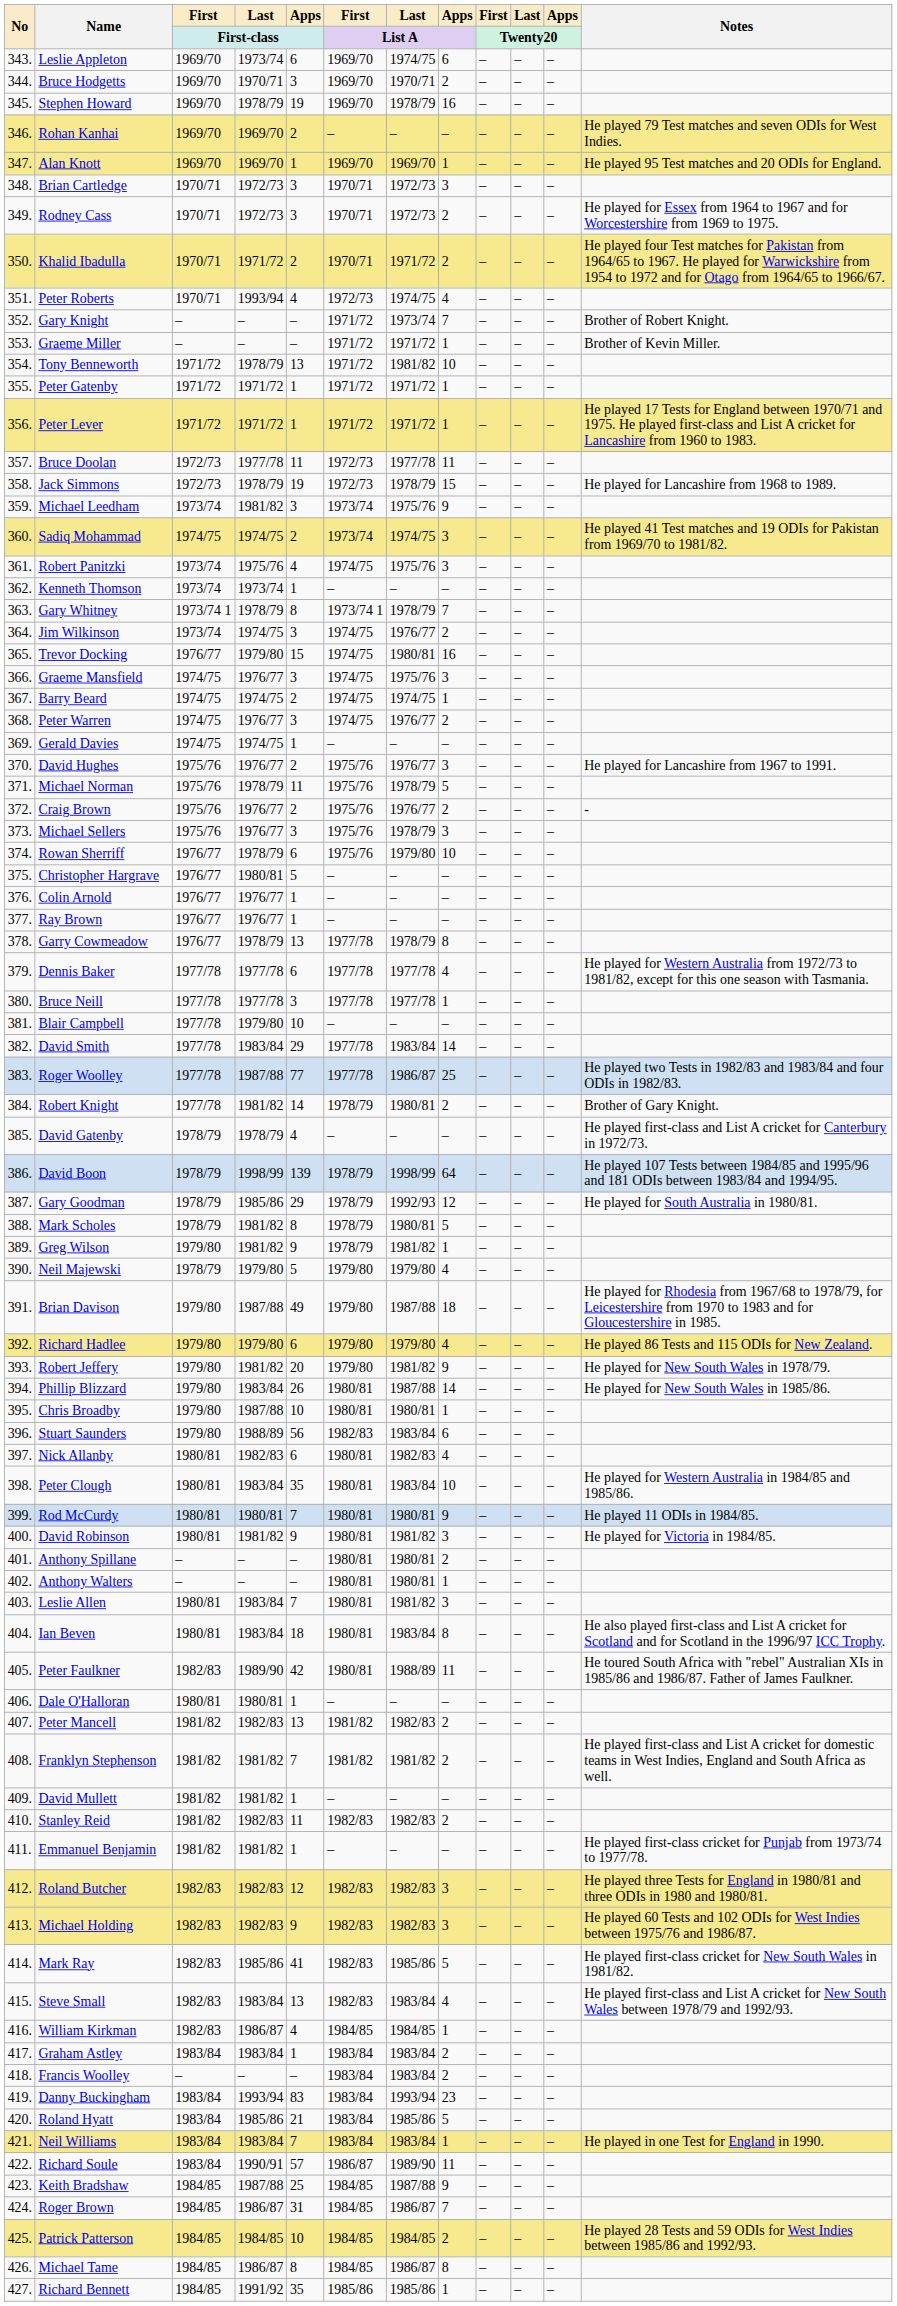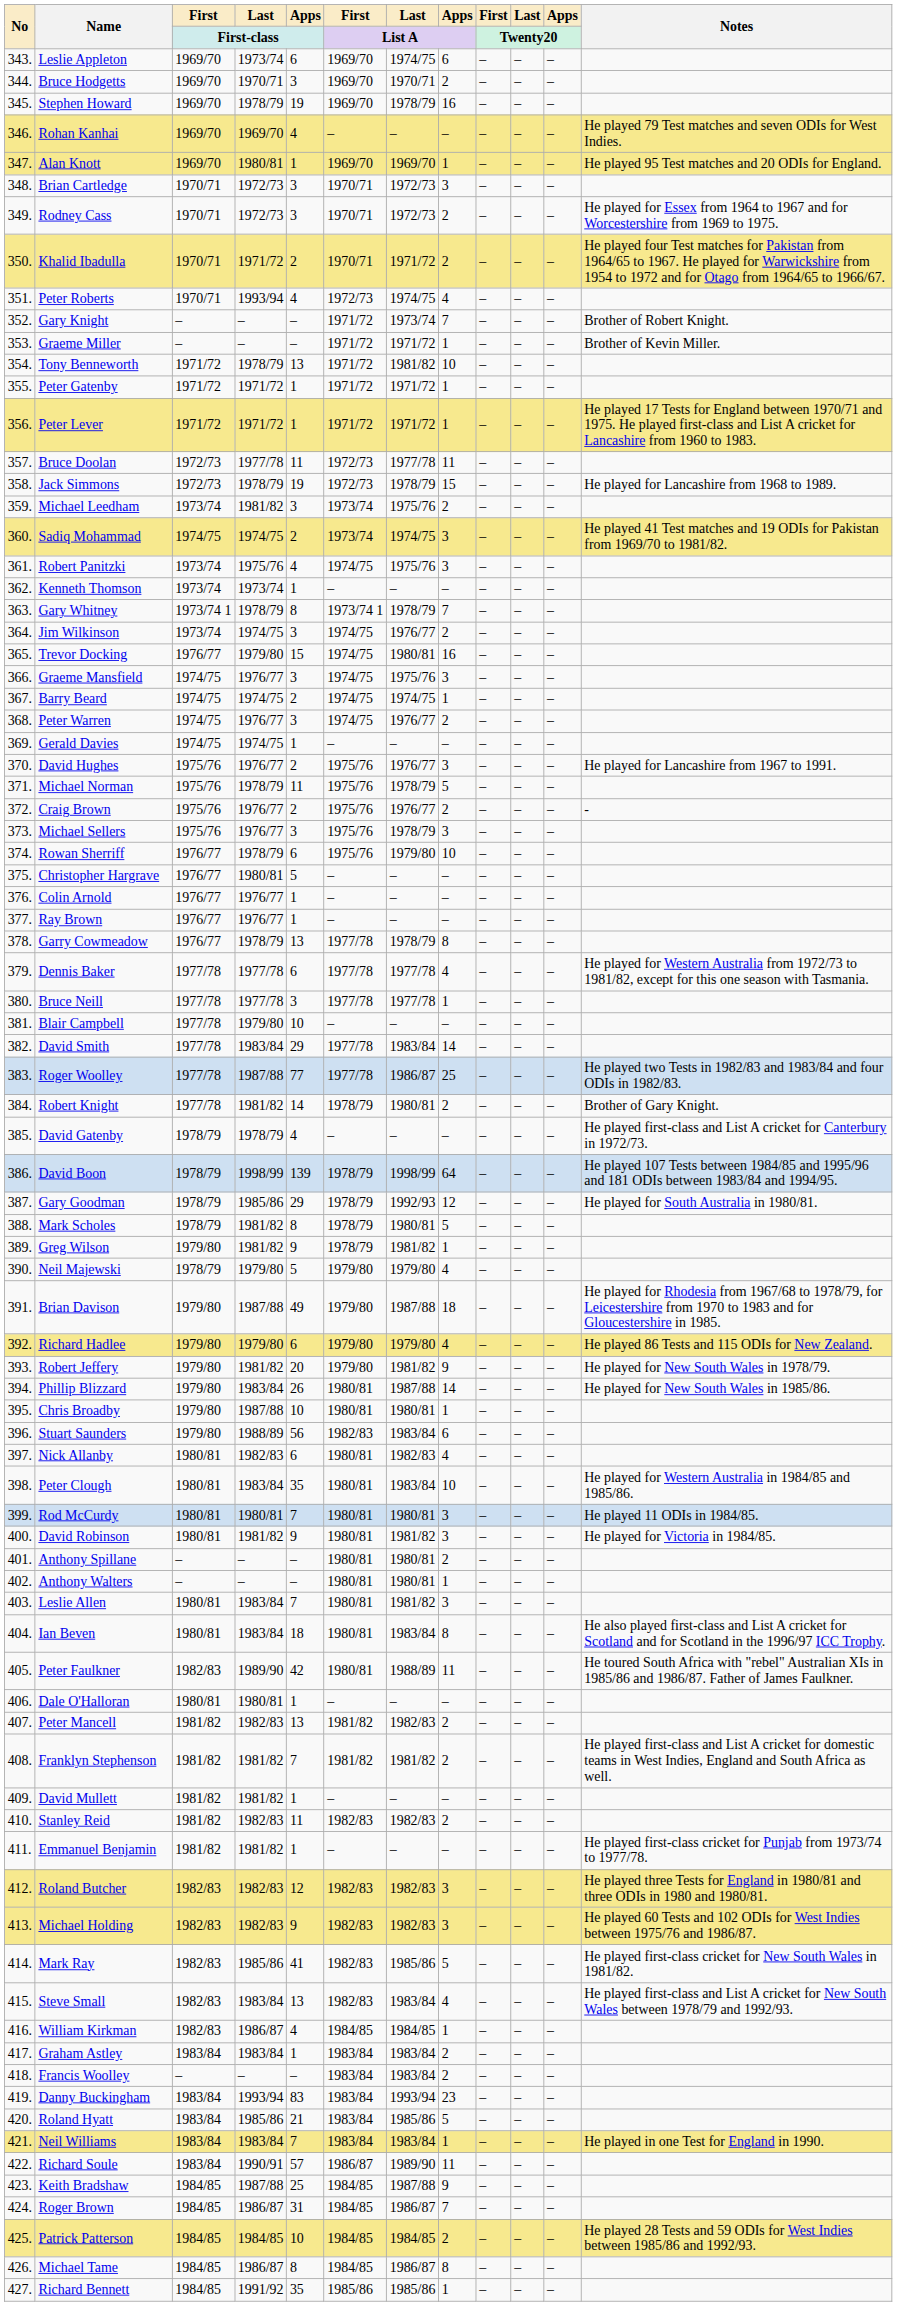(293, 133) 2 -> (293, 133) 4
(261, 163) 1969/70 -> (261, 163) 1980/81
(445, 506) 9 -> (445, 506) 2
(445, 1515) 9 -> (445, 1515) 3
